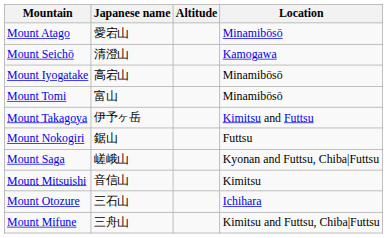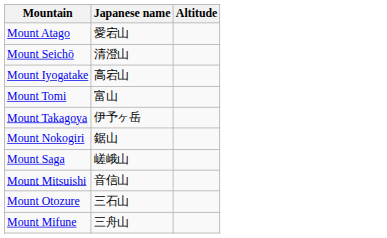- column: (301, 13)
